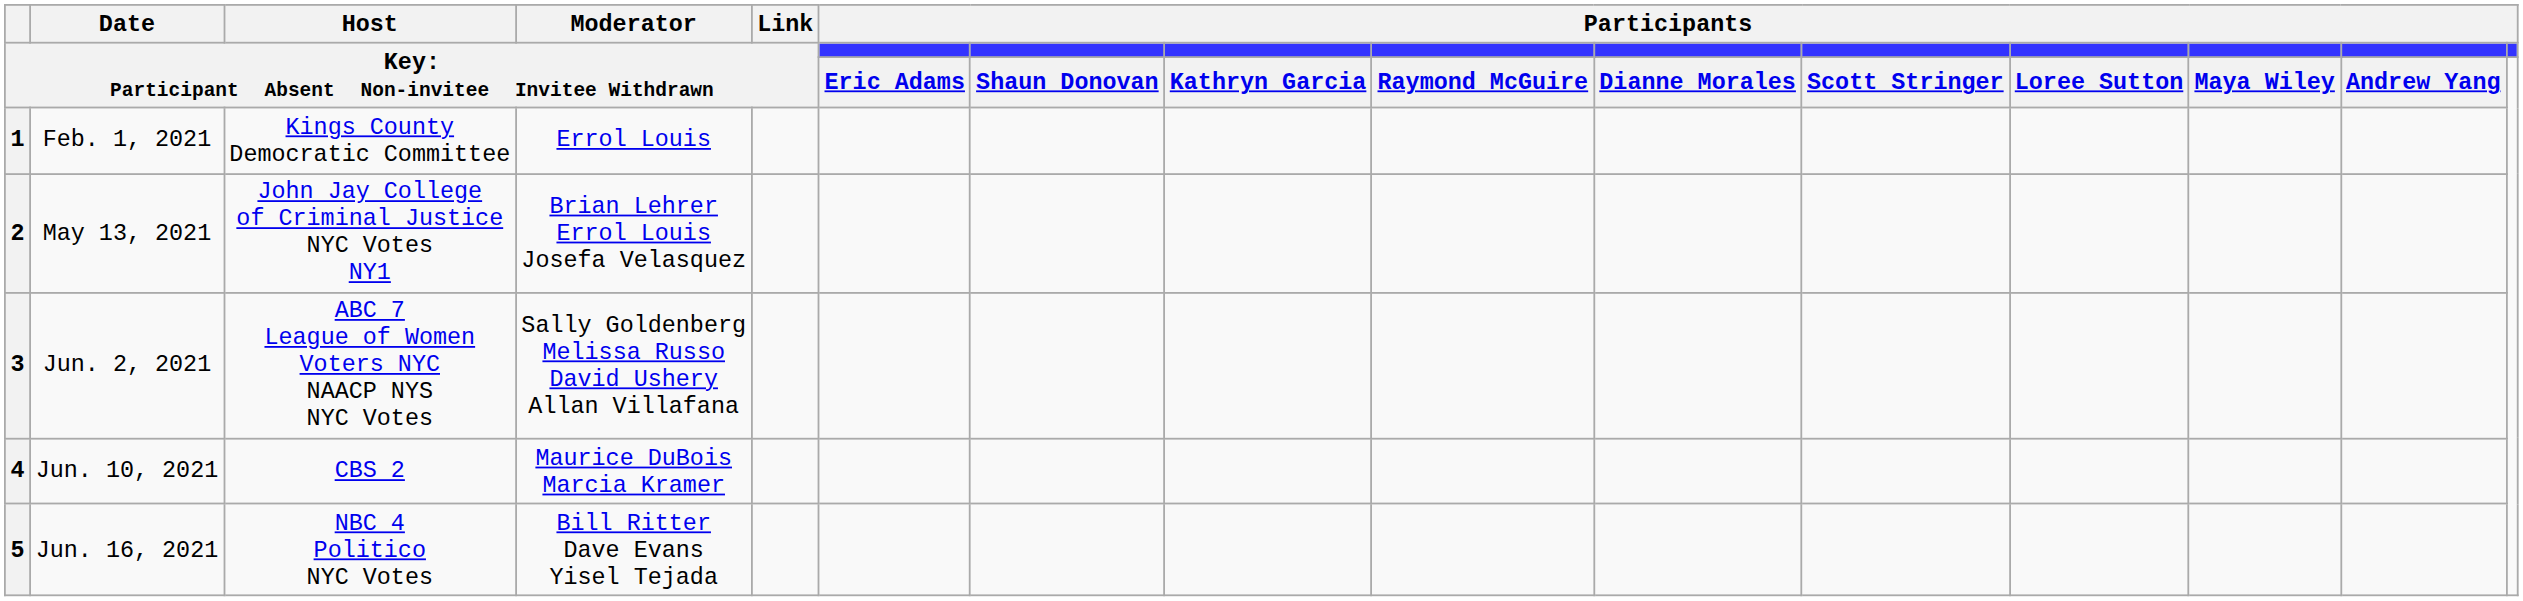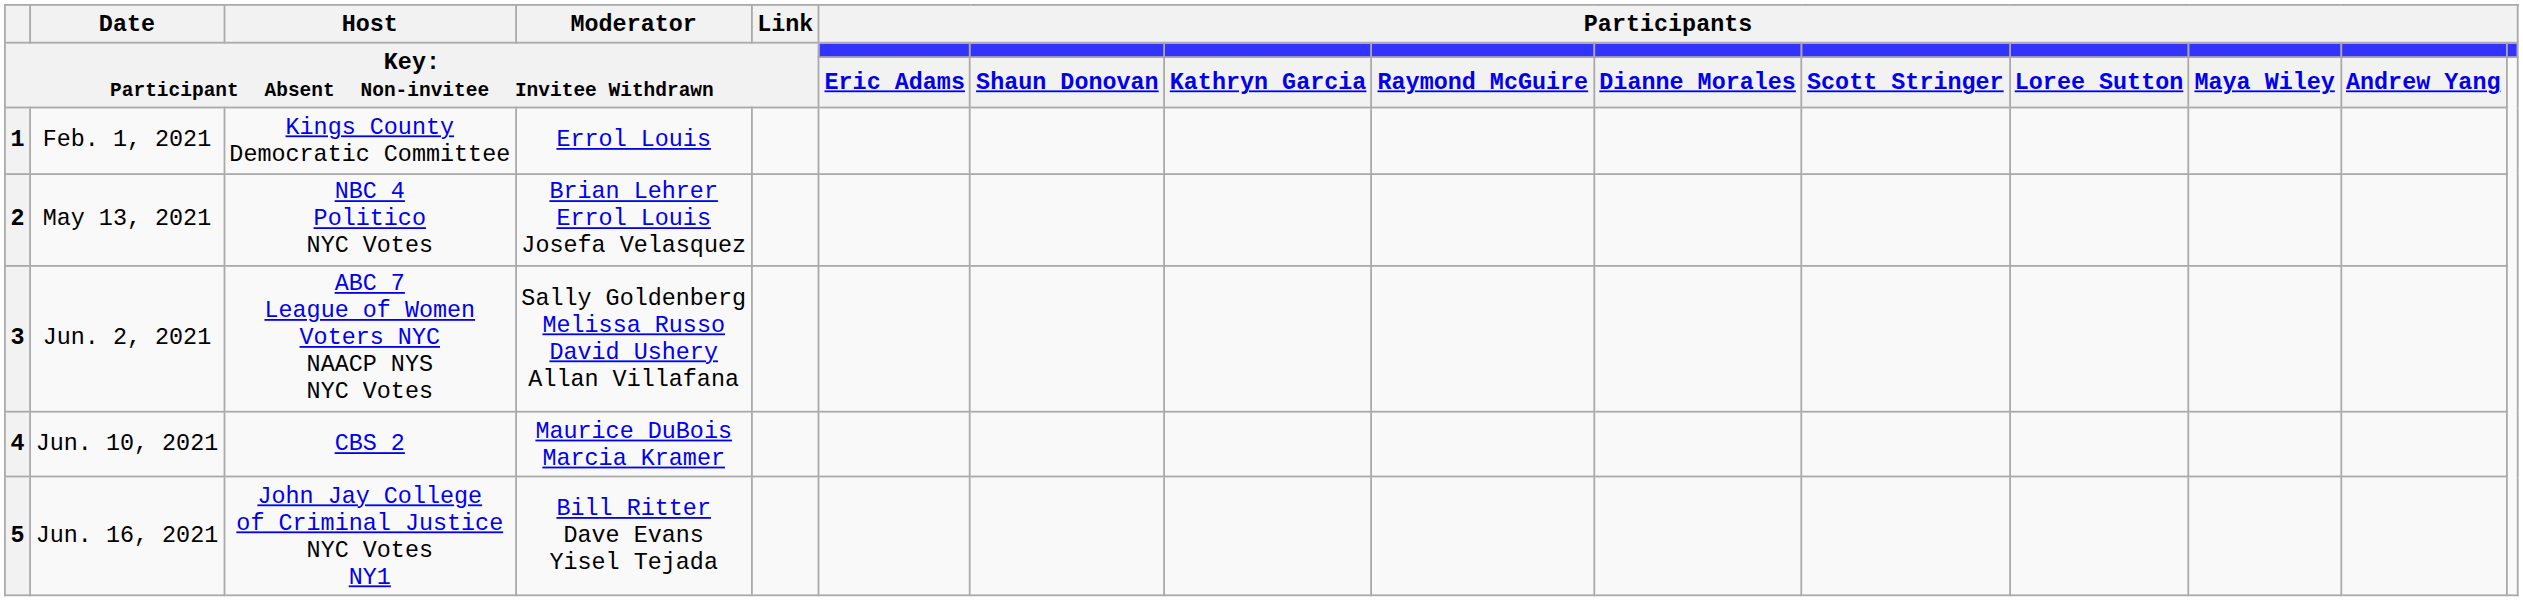(370, 233) John Jay College of Criminal Justice NYC Votes NY1 -> (370, 219) NBC 4 Politico NYC Votes
(370, 550) NBC 4 Politico NYC Votes -> (370, 536) John Jay College of Criminal Justice NYC Votes NY1
